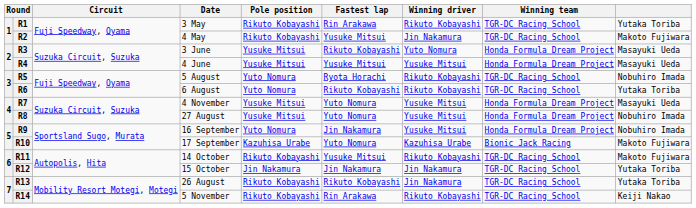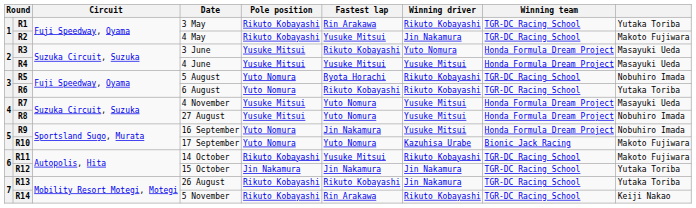(277, 144) Kazuhisa Urabe -> (269, 144) Yuto Nomura
